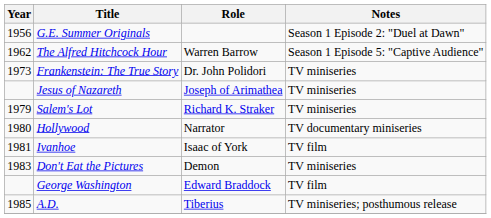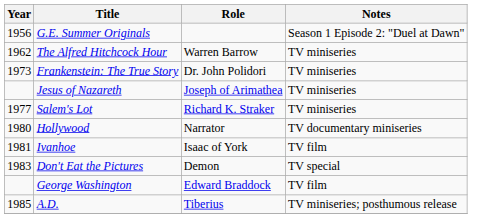(386, 52) Season 1 Episode 5: "Captive Audience" -> (322, 52) TV miniseries
(19, 109) 1979 -> (19, 109) 1977
(322, 166) TV miniseries -> (314, 166) TV special
